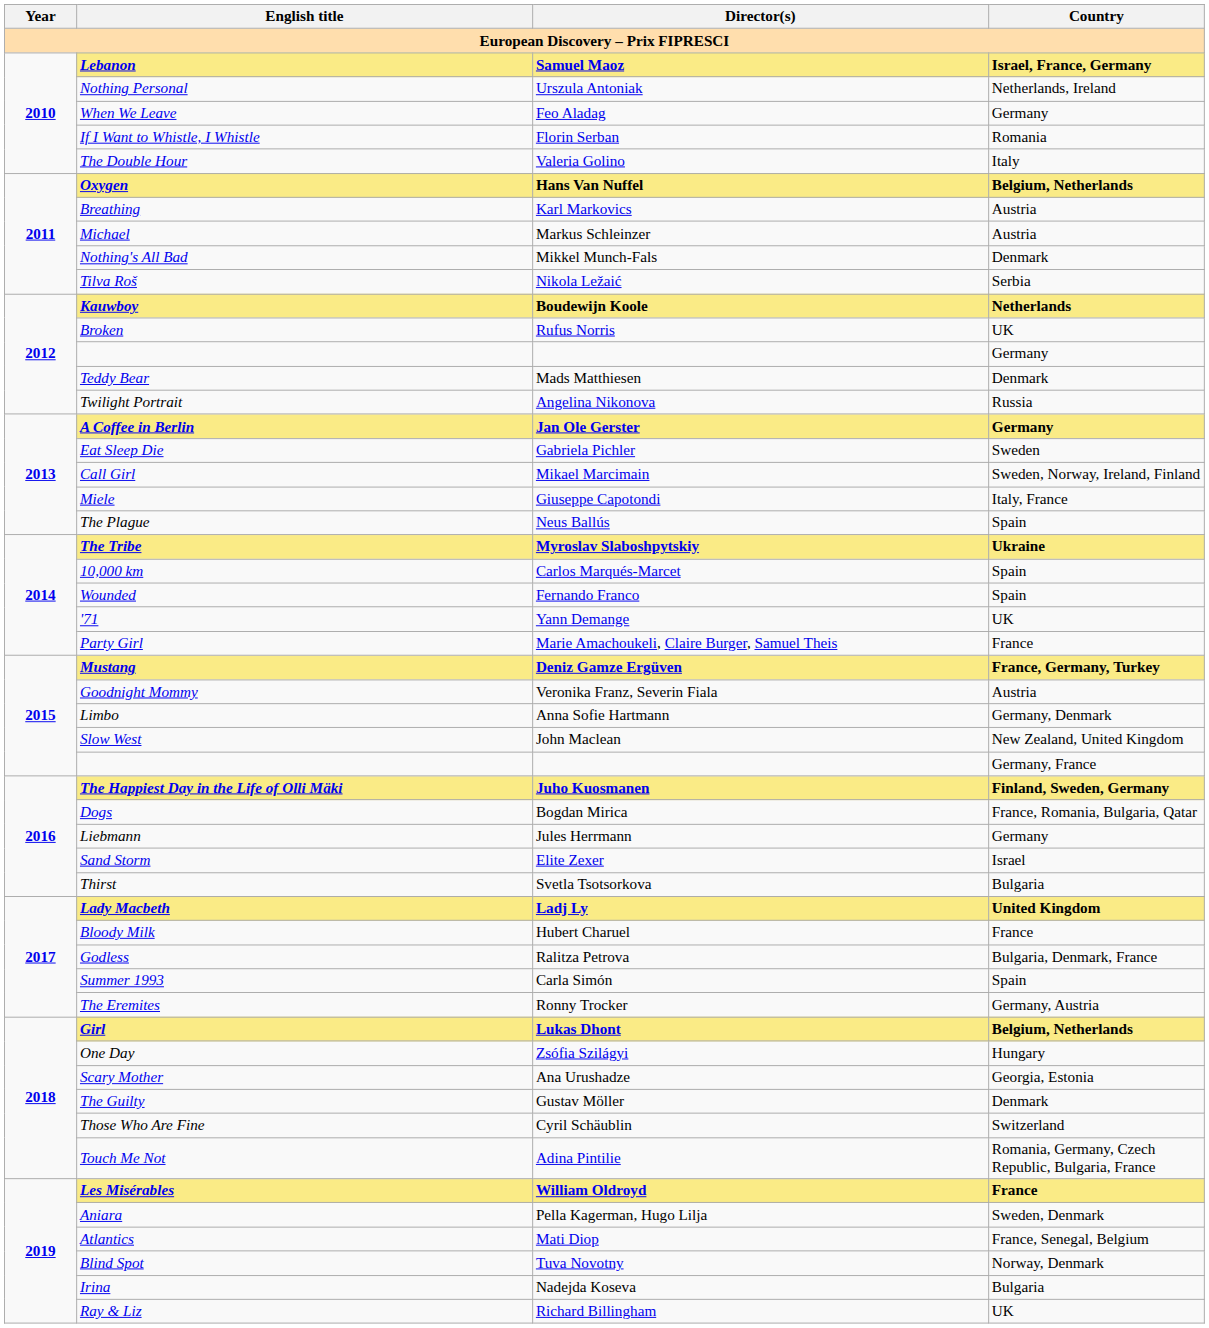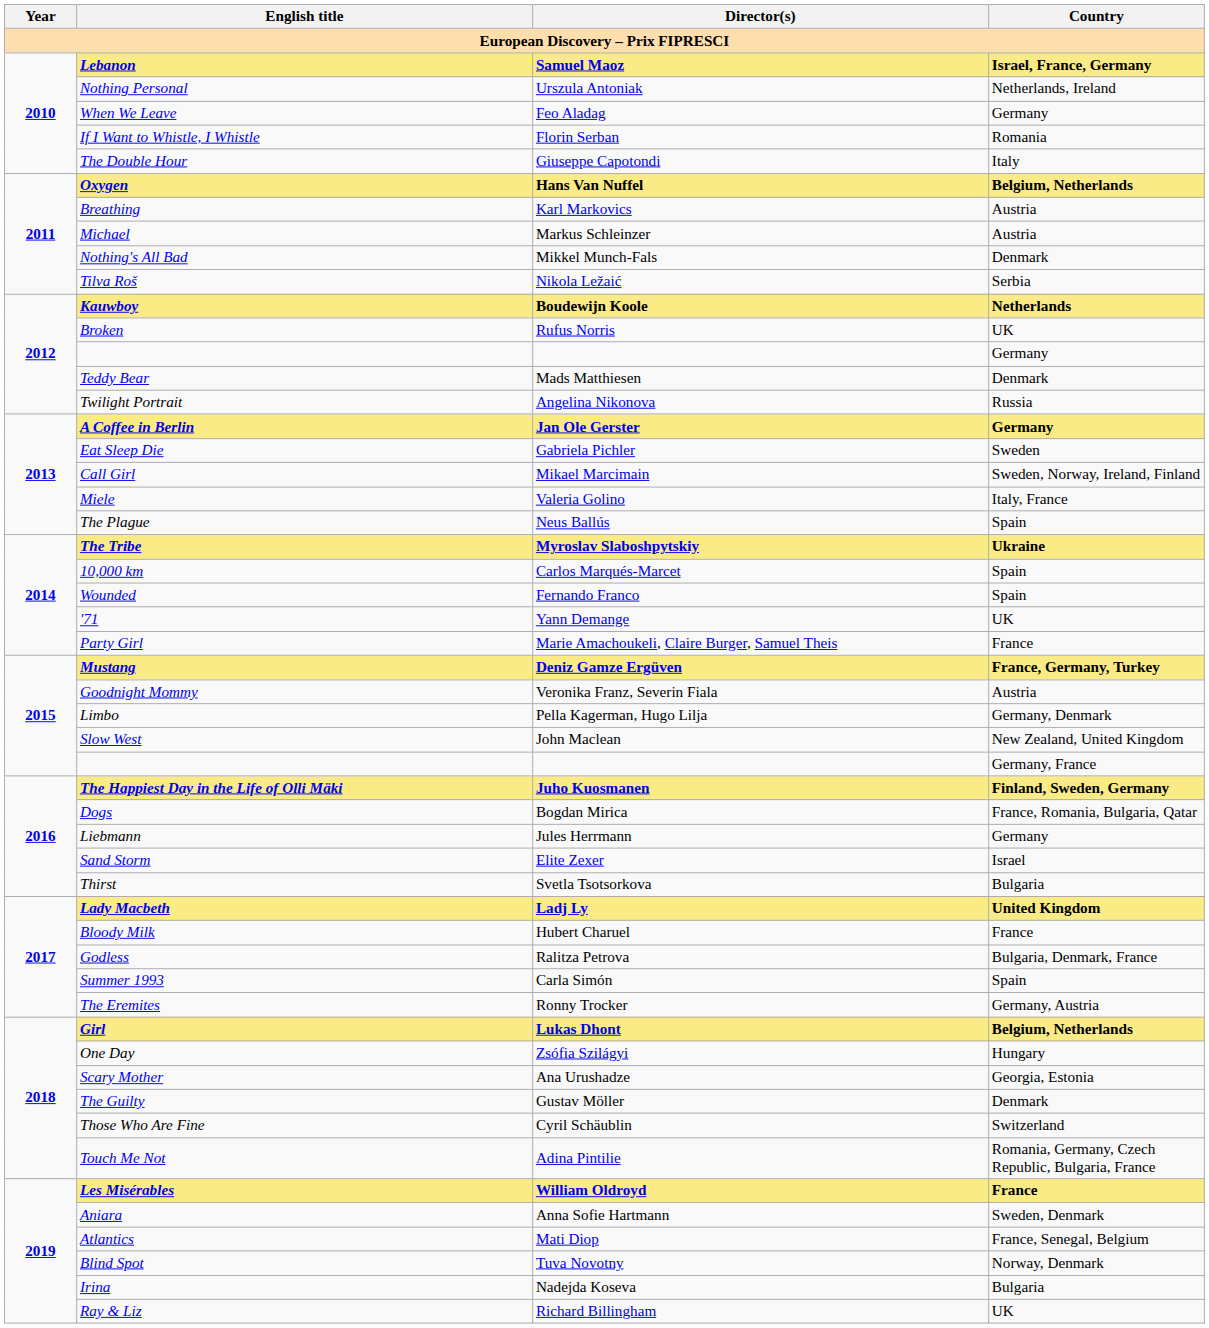(580, 161) Valeria Golino -> (598, 161) Giuseppe Capotondi
(598, 498) Giuseppe Capotondi -> (580, 498) Valeria Golino
(603, 715) Anna Sofie Hartmann -> (622, 715) Pella Kagerman, Hugo Lilja
(622, 1214) Pella Kagerman, Hugo Lilja -> (603, 1214) Anna Sofie Hartmann
